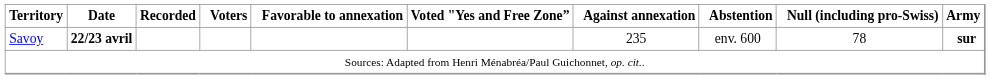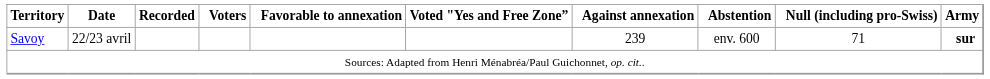(102, 38) bold -> (102, 38) normal
(636, 38) 235 -> (635, 38) 239
(859, 38) 78 -> (858, 38) 71
